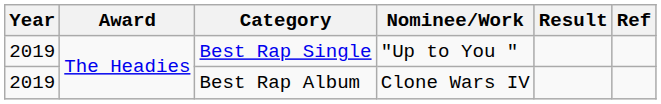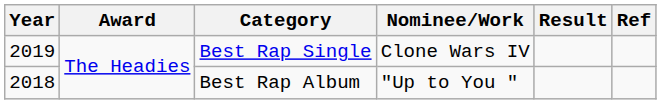(449, 51) "Up to You " -> (455, 51) Clone Wars IV
(32, 83) 2019 -> (32, 83) 2018
(455, 83) Clone Wars IV -> (449, 83) "Up to You "
